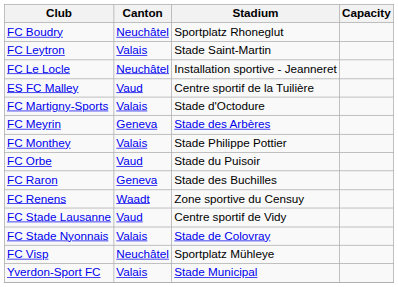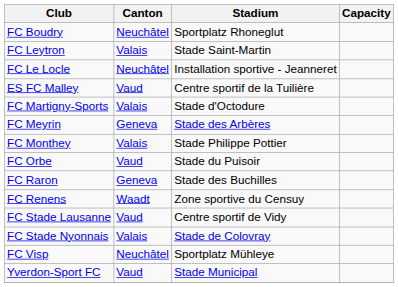(132, 273) Valais -> (130, 273) Vaud
